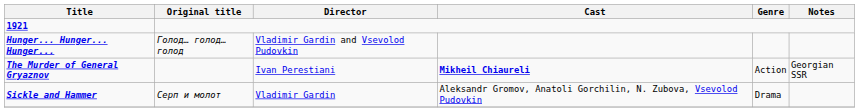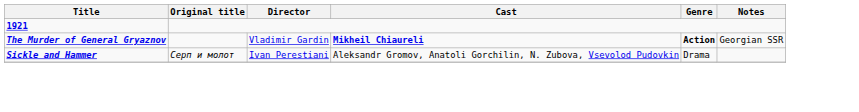- row: (57, 45)
(295, 70) Ivan Perestiani -> (289, 40) Vladimir Gardin
(771, 70) normal -> (699, 40) bold
(295, 95) Vladimir Gardin -> (289, 55) Ivan Perestiani
